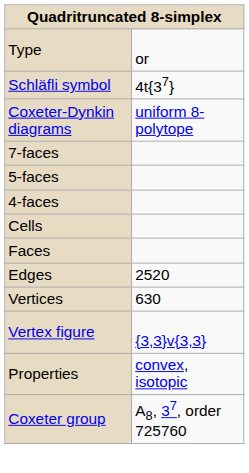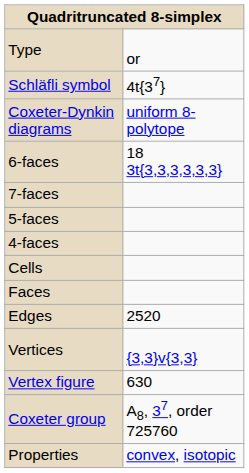+ row: (33, 161)
(148, 299) 630 -> (162, 358) {3,3}v{3,3}
(171, 340) {3,3}v{3,3} -> (139, 382) 630
rows swapped: (57, 419) <-> (43, 373)
